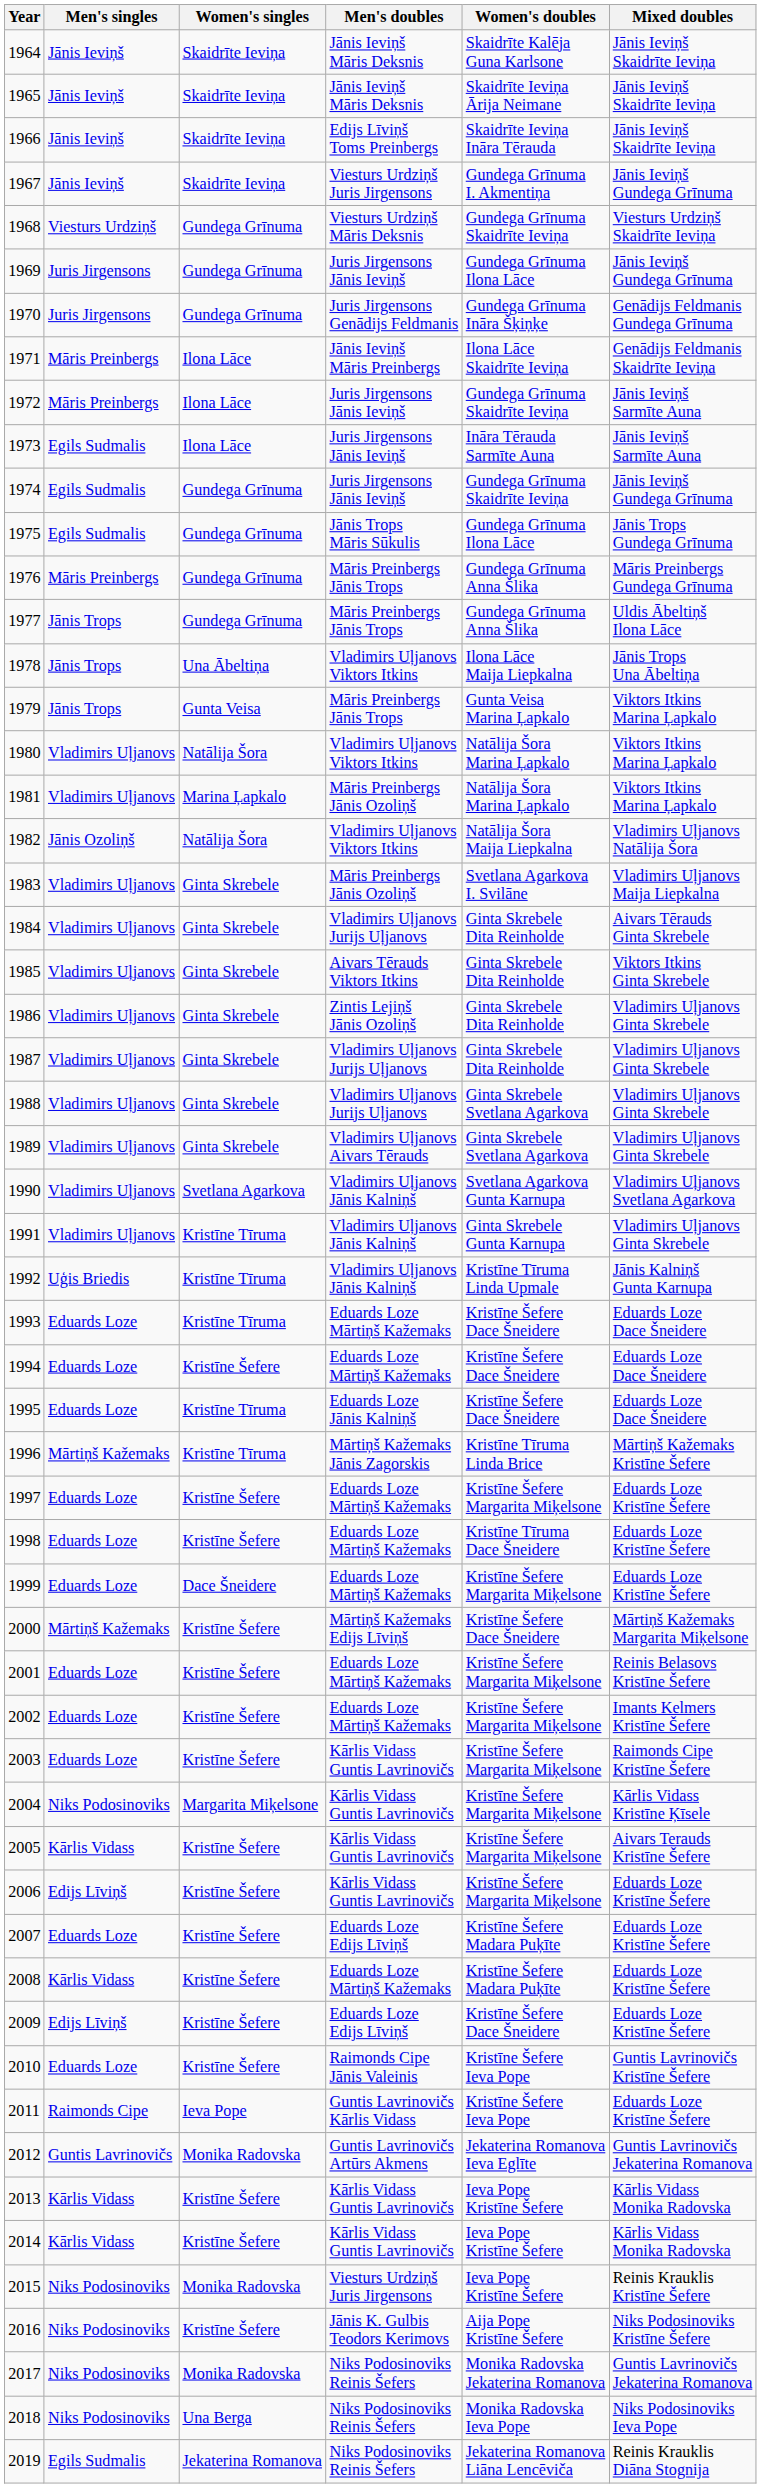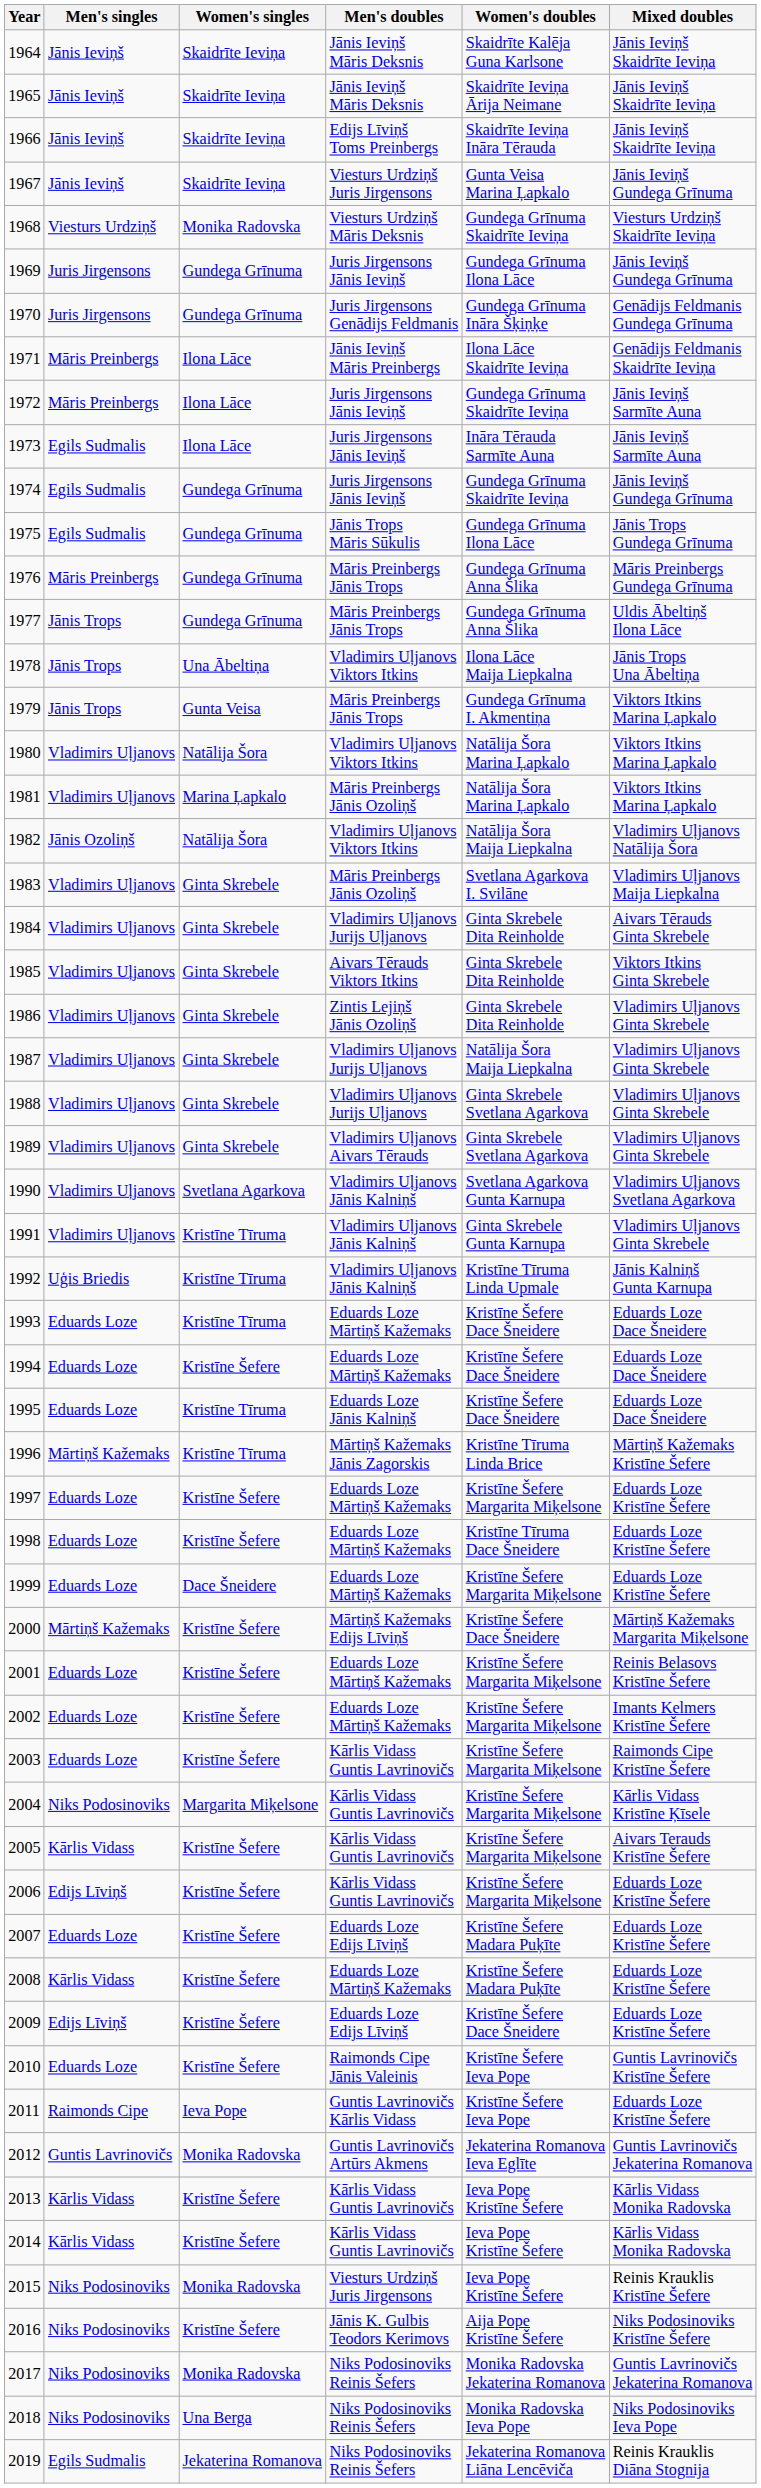(526, 183) Gundega Grīnuma I. Akmentiņa -> (518, 183) Gunta Veisa Marina Ļapkalo
(242, 227) Gundega Grīnuma -> (241, 227) Monika Radovska
(518, 709) Gunta Veisa Marina Ļapkalo -> (526, 709) Gundega Grīnuma I. Akmentiņa
(515, 1059) Ginta Skrebele Dita Reinholde -> (519, 1059) Natālija Šora Maija Liepkalna
